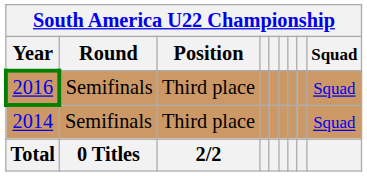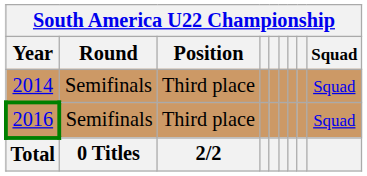rows swapped: (33, 122) <-> (33, 87)
